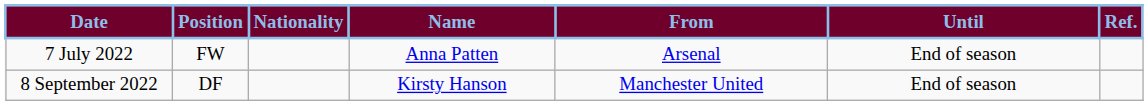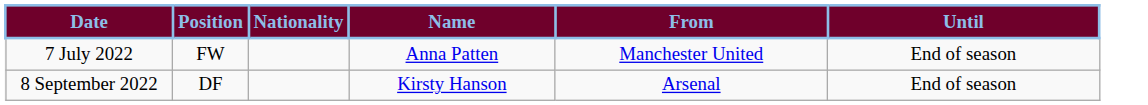- column: (1121, 21)
(691, 54) Arsenal -> (691, 54) Manchester United
(691, 85) Manchester United -> (691, 85) Arsenal
